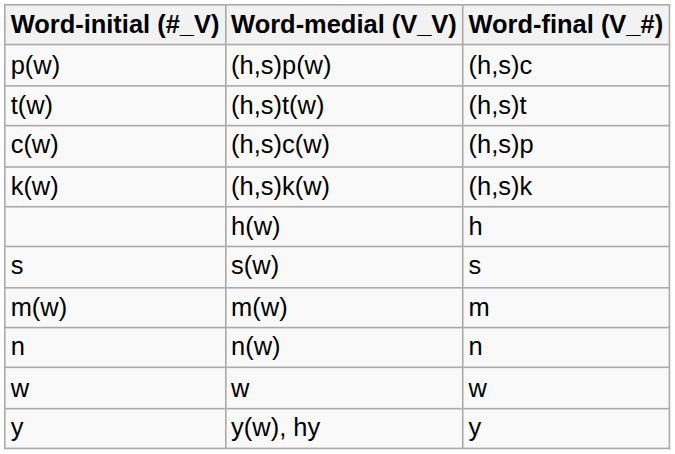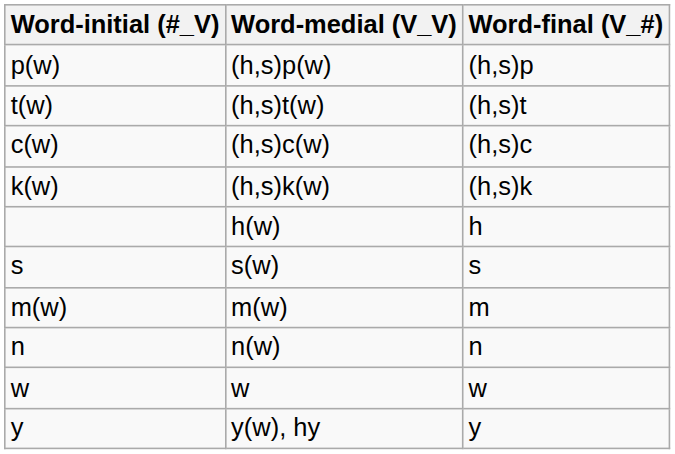(500, 65) (h,s)c -> (501, 65) (h,s)p
(501, 145) (h,s)p -> (500, 145) (h,s)c
